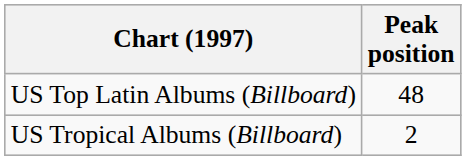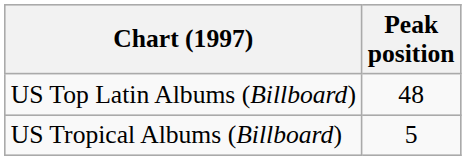(411, 134) 2 -> (411, 134) 5
